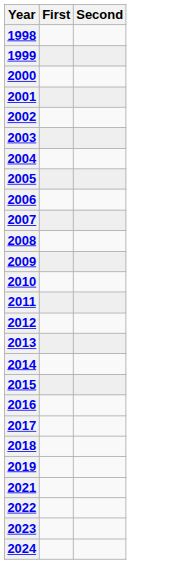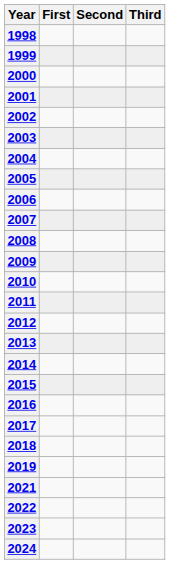+ column: (145, 14)
